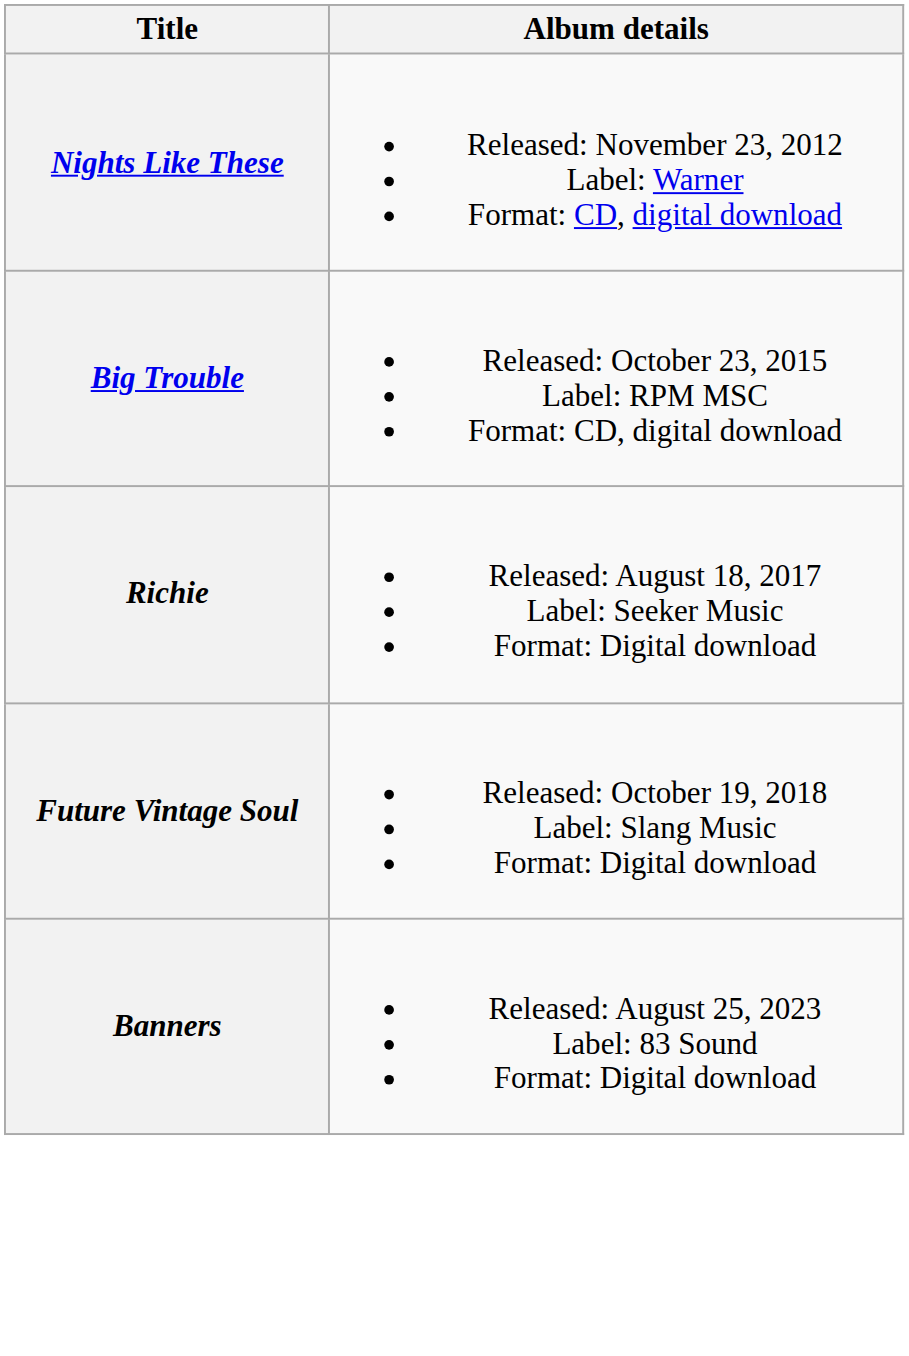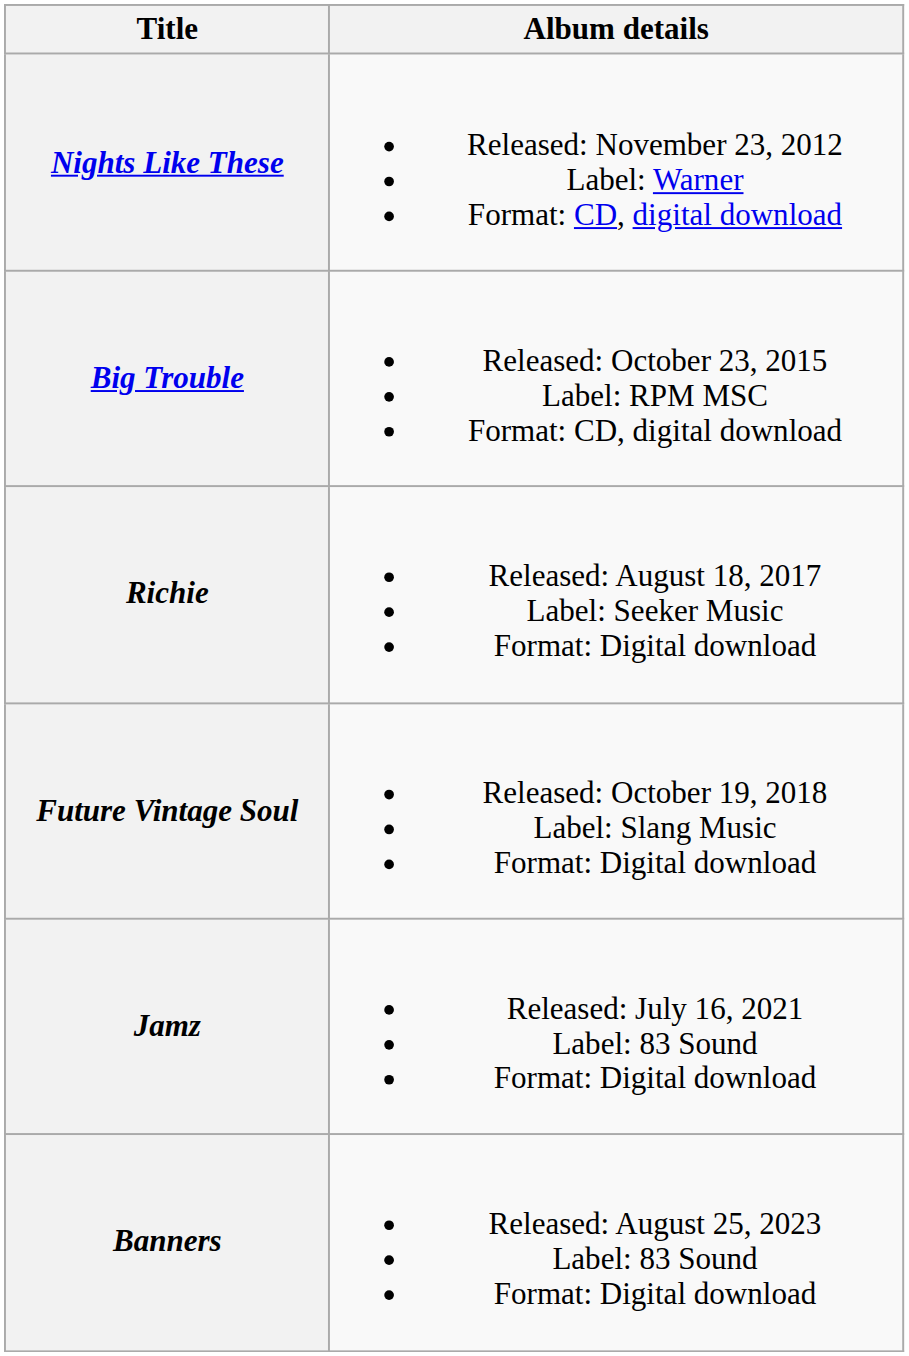+ row: (167, 1026)
